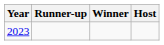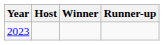columns swapped: (145, 13) <-> (61, 13)
